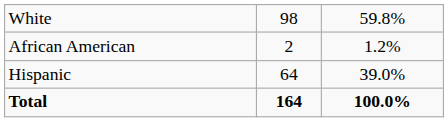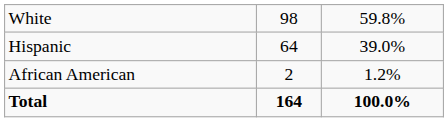rows swapped: (40, 74) <-> (72, 46)
